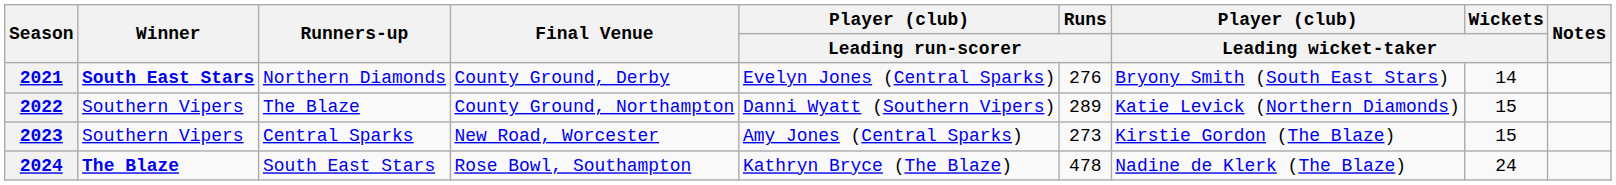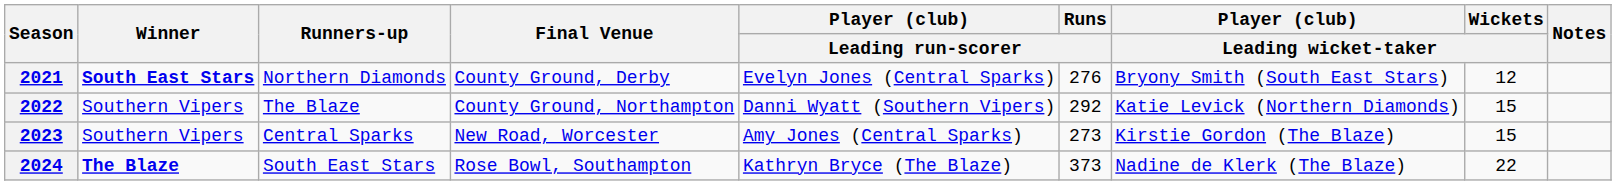(1506, 78) 14 -> (1506, 78) 12
(1085, 107) 289 -> (1085, 107) 292
(1085, 166) 478 -> (1085, 166) 373
(1506, 166) 24 -> (1506, 166) 22
